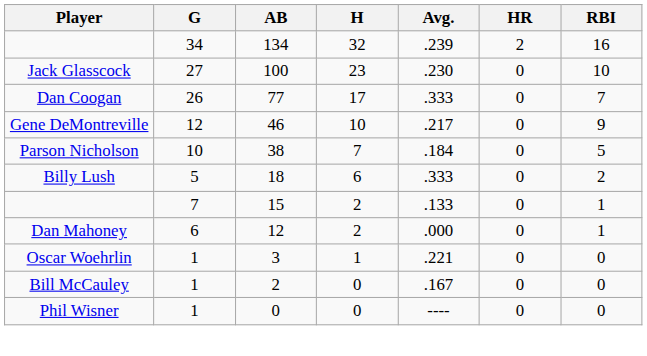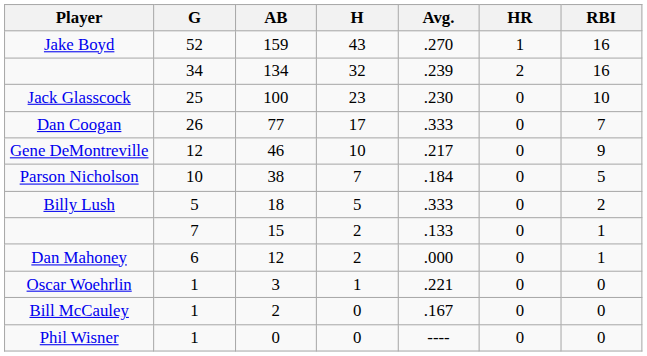+ row: (79, 44)
(194, 71) 27 -> (194, 97) 25
(357, 177) 6 -> (357, 204) 5
